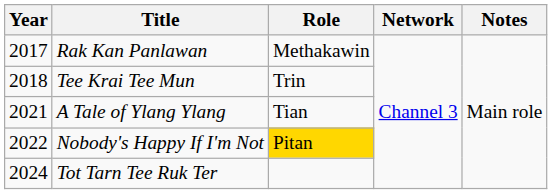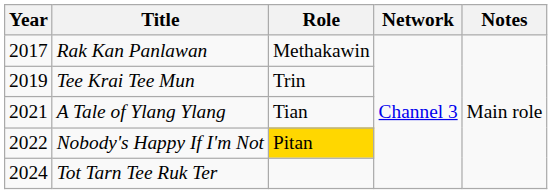(28, 81) 2018 -> (28, 81) 2019
